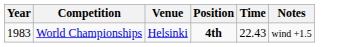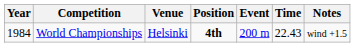+ column: (254, 13)
(19, 32) 1983 -> (19, 32) 1984
